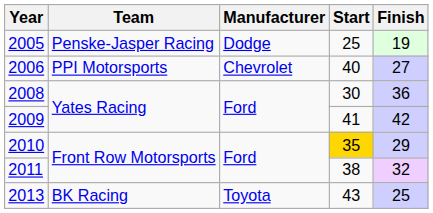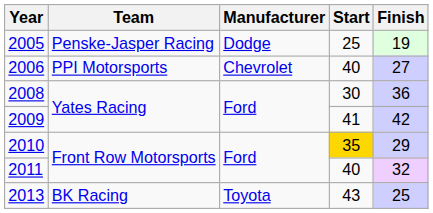(351, 171) 38 -> (351, 171) 40
